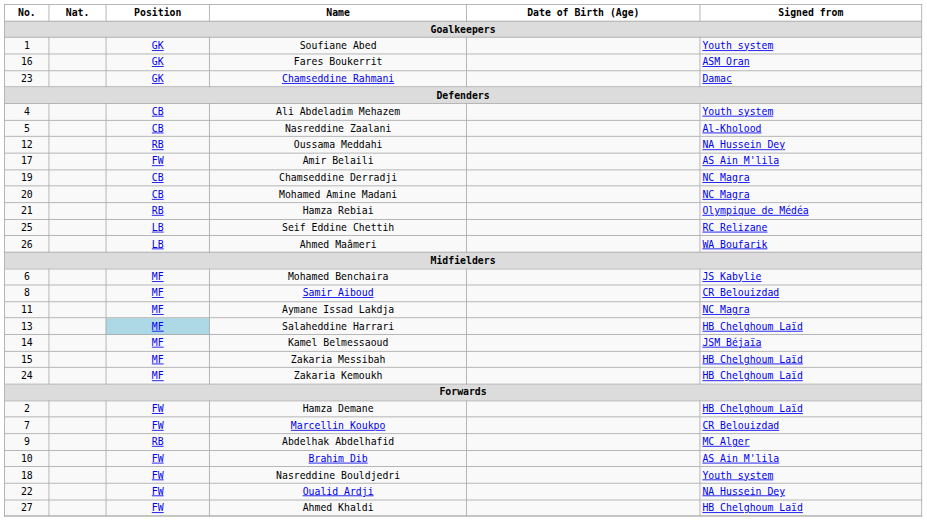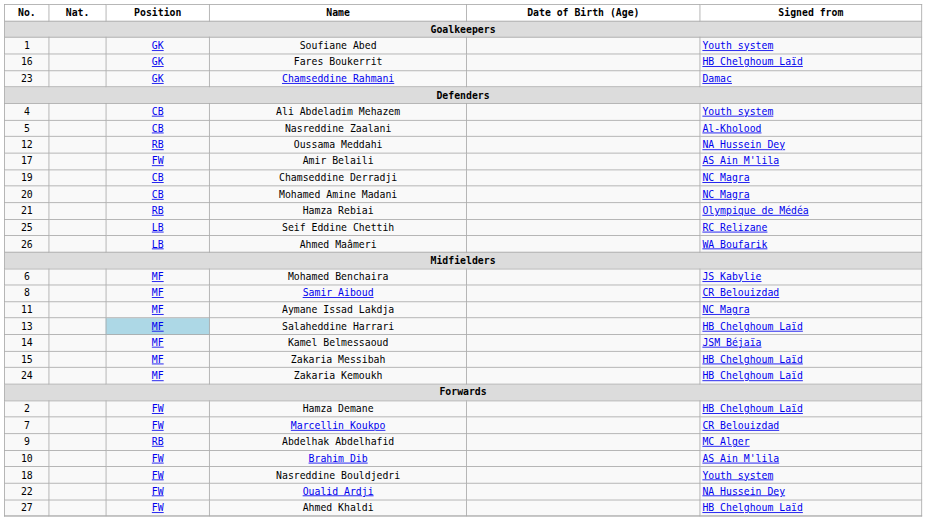(726, 62) ASM Oran -> (753, 62) HB Chelghoum Laïd
